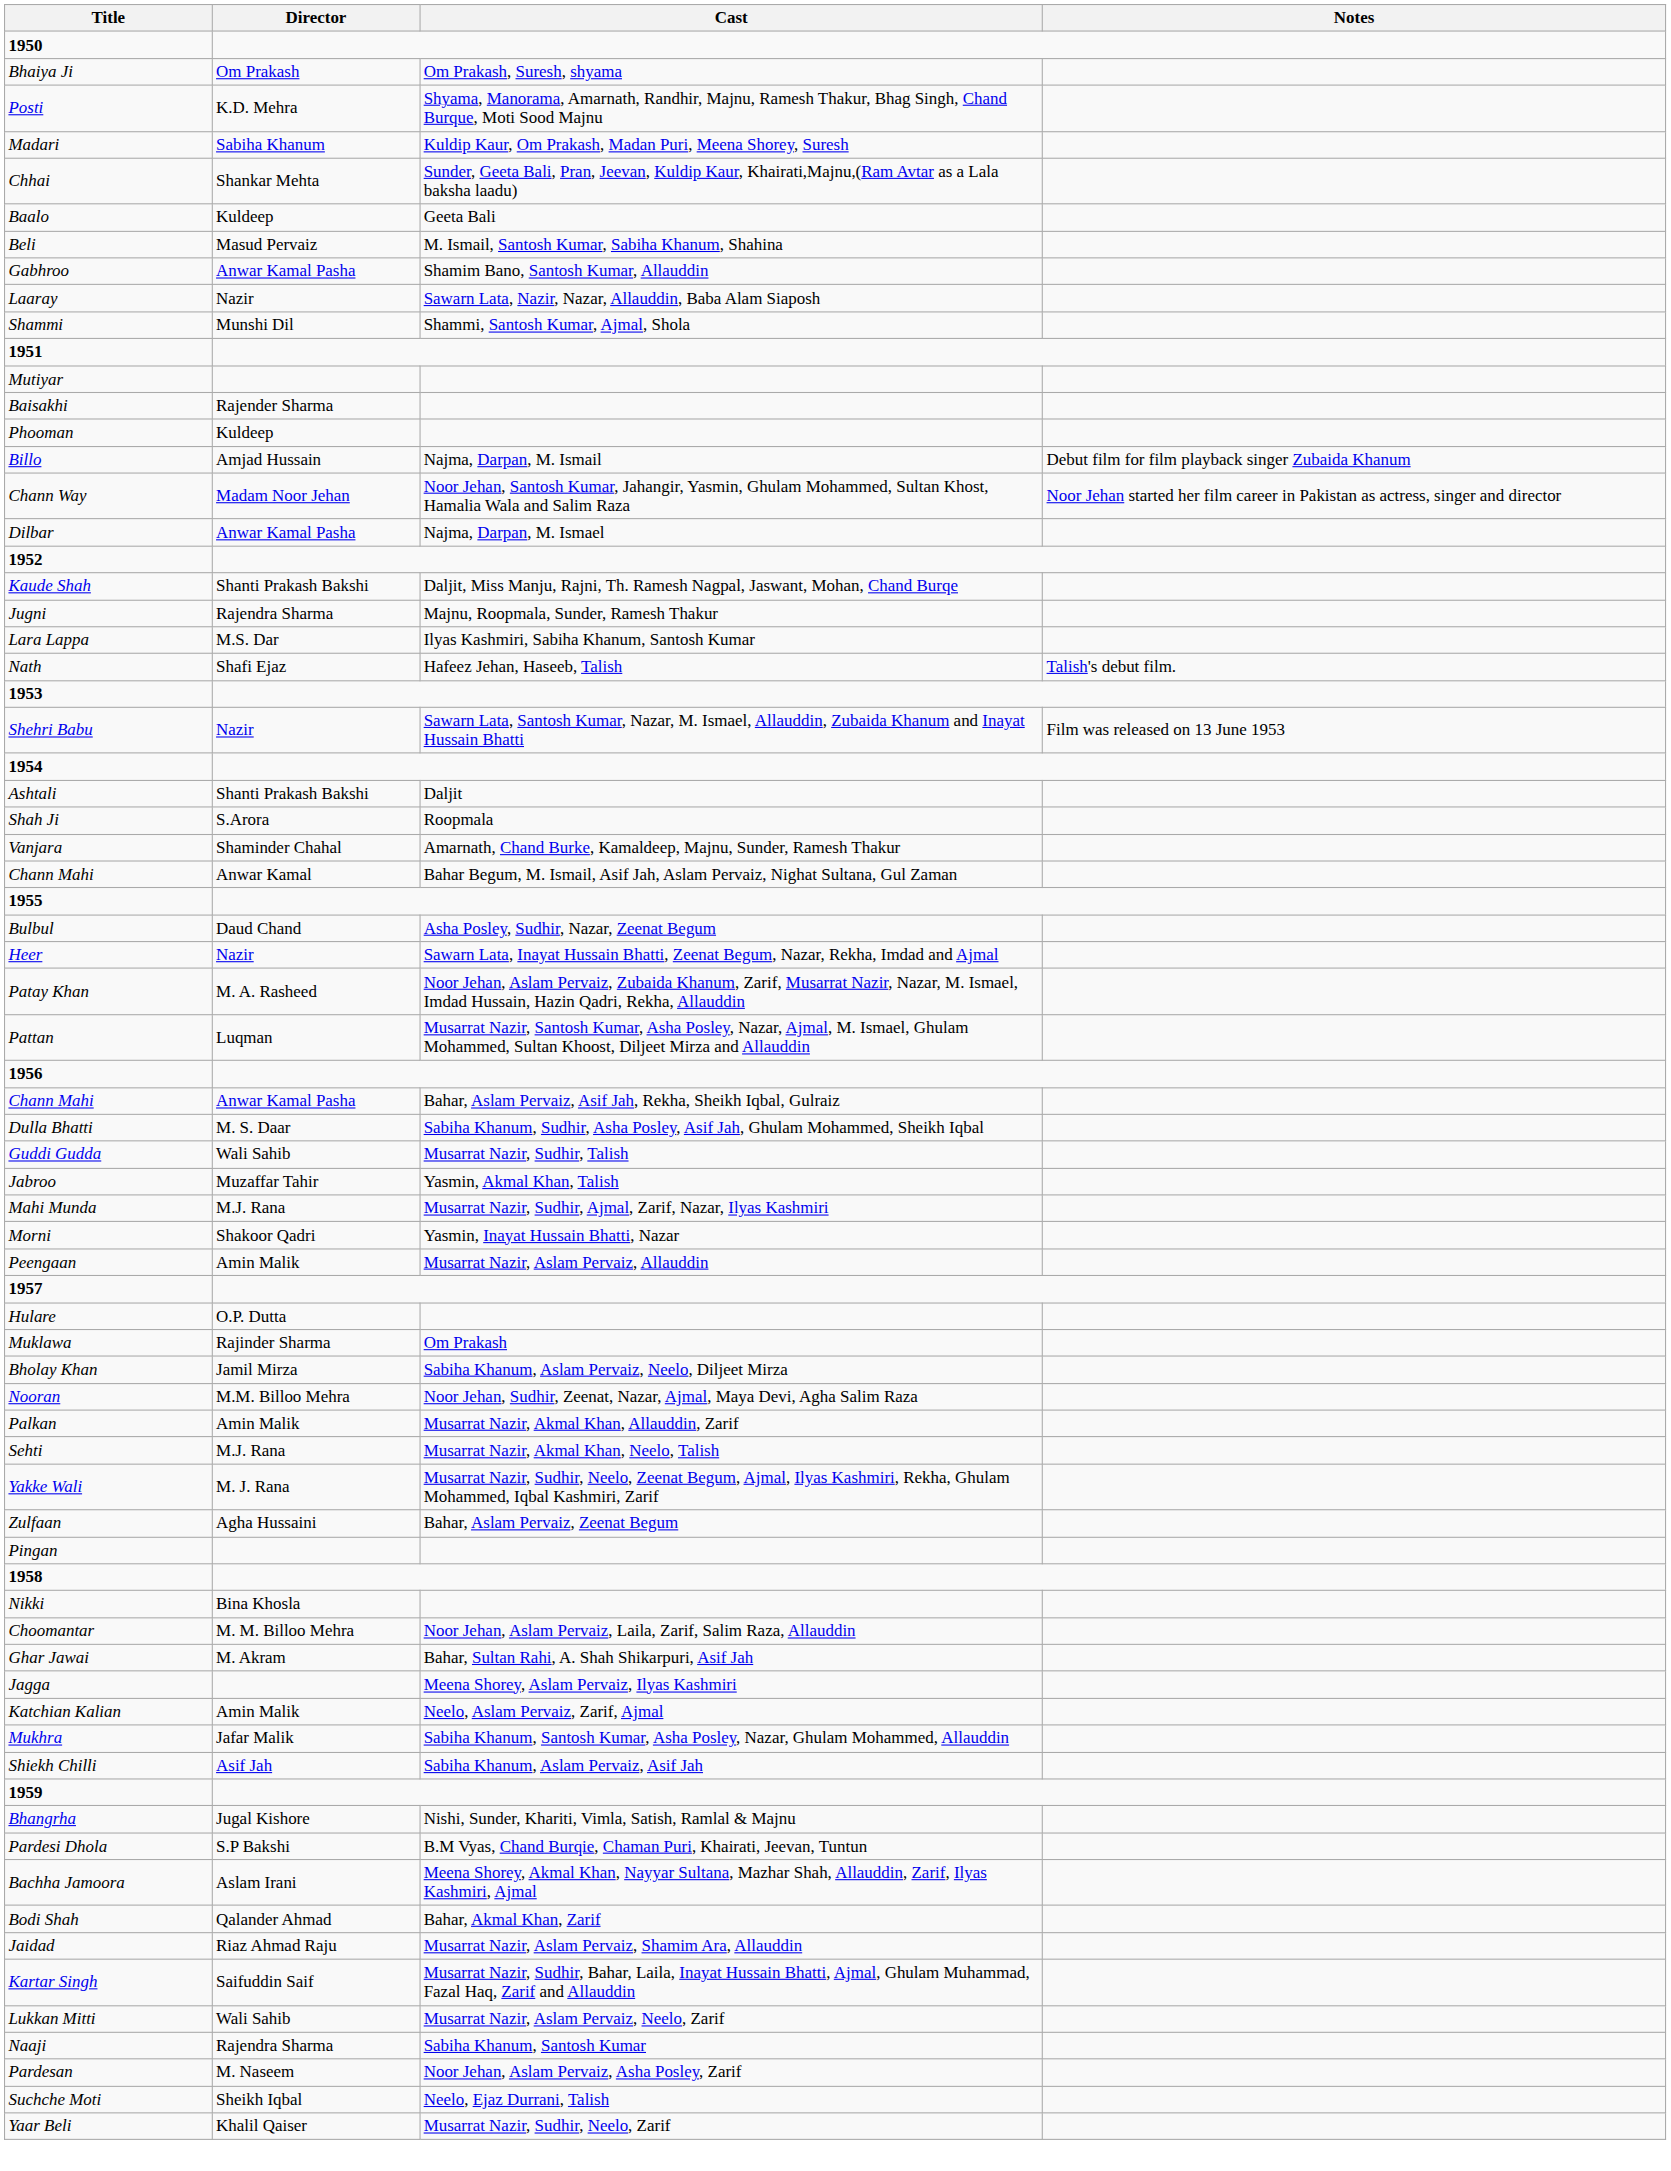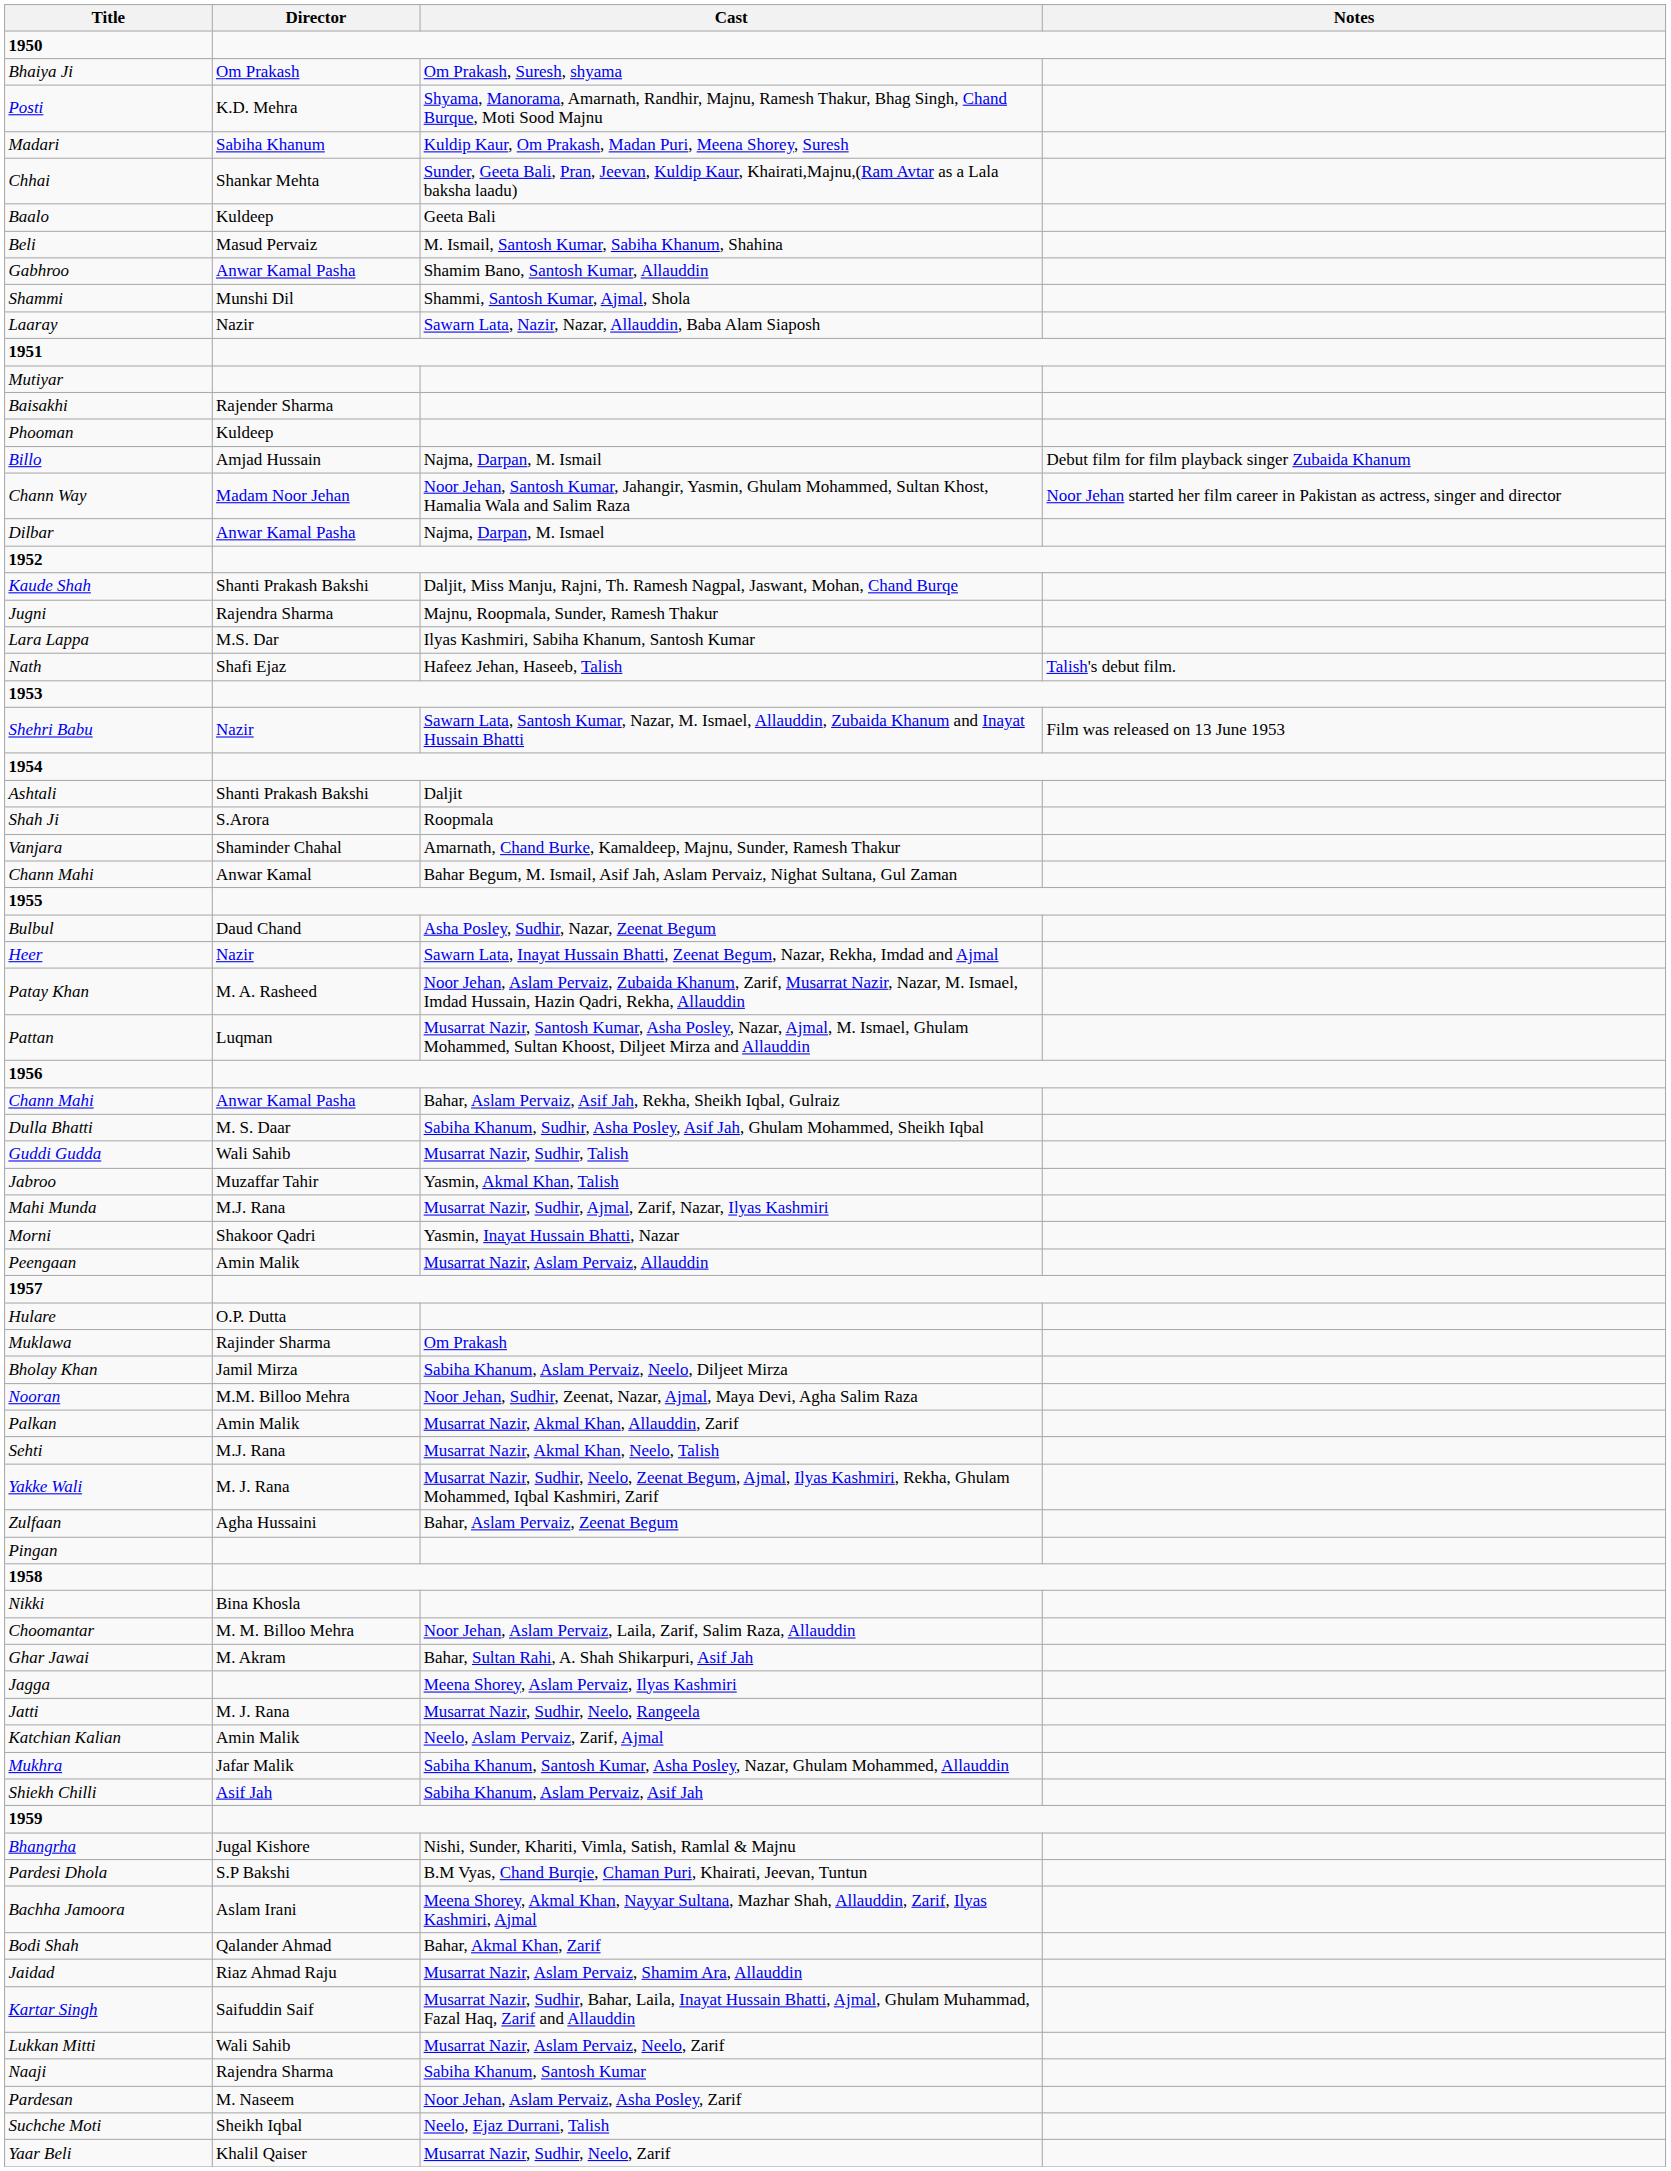rows swapped: (33, 298) <-> (36, 325)
+ row: (24, 1711)
